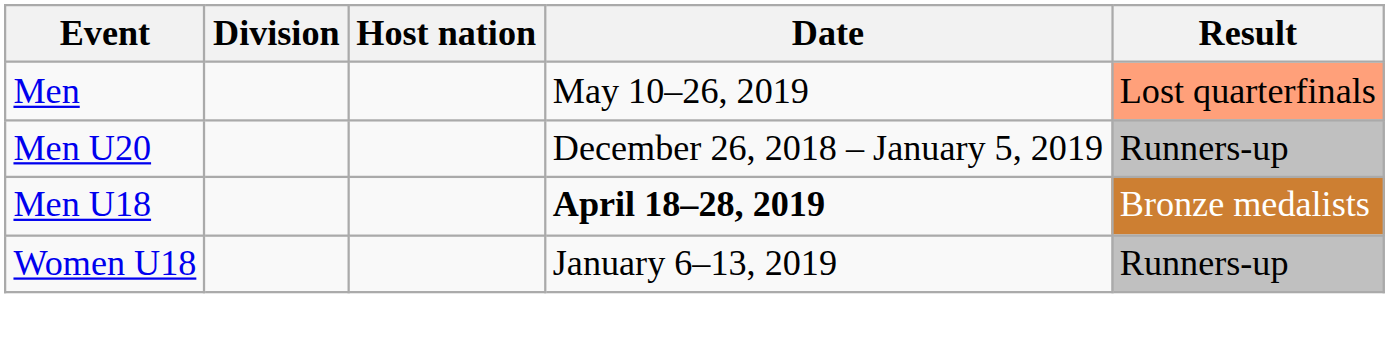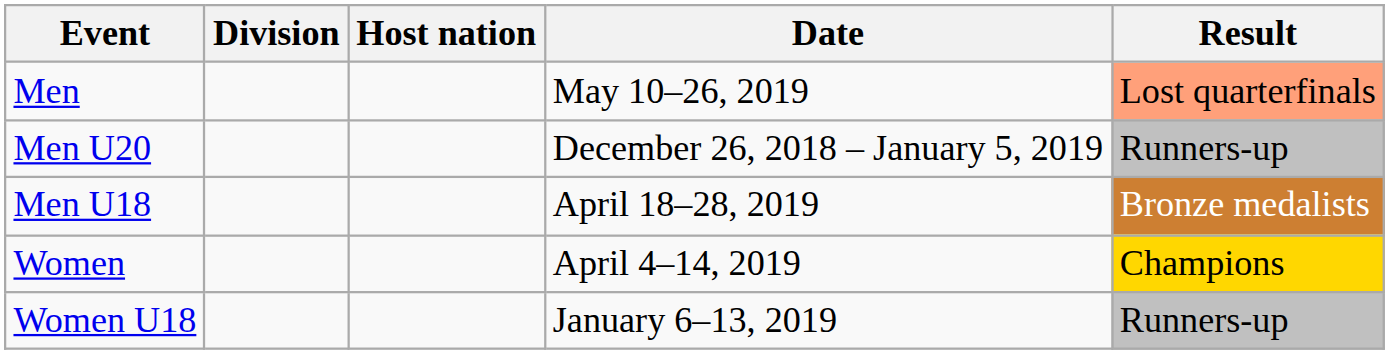(689, 205) bold -> (686, 205) normal
+ row: (69, 262)
